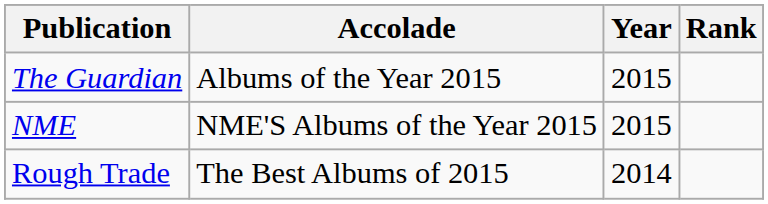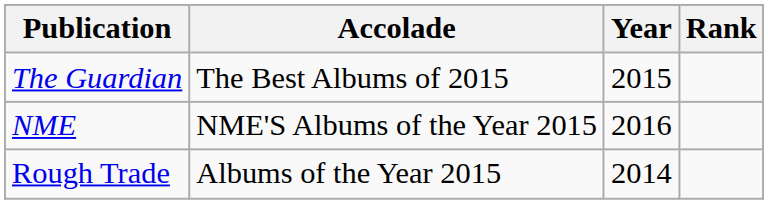(349, 76) Albums of the Year 2015 -> (353, 76) The Best Albums of 2015
(641, 125) 2015 -> (641, 125) 2016
(353, 173) The Best Albums of 2015 -> (349, 173) Albums of the Year 2015
